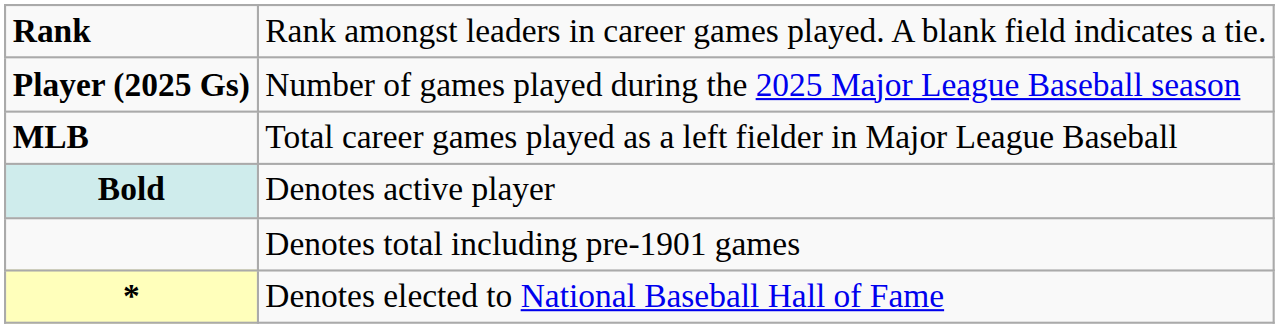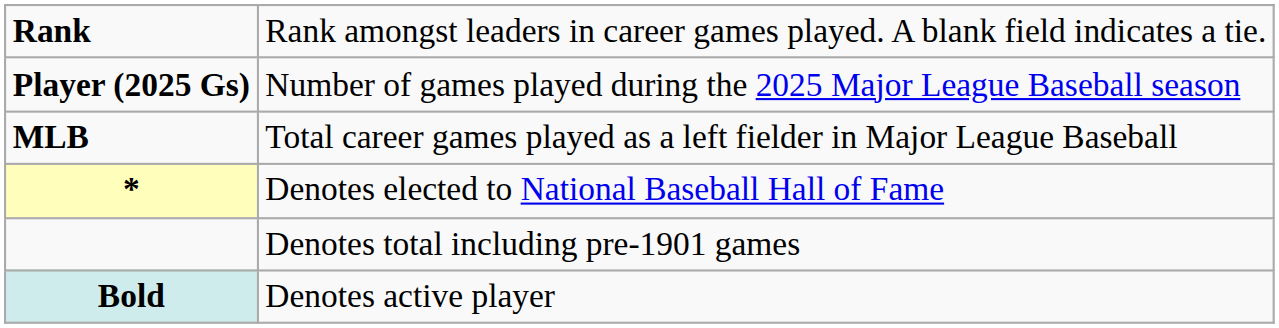rows swapped: (131, 296) <-> (131, 190)
